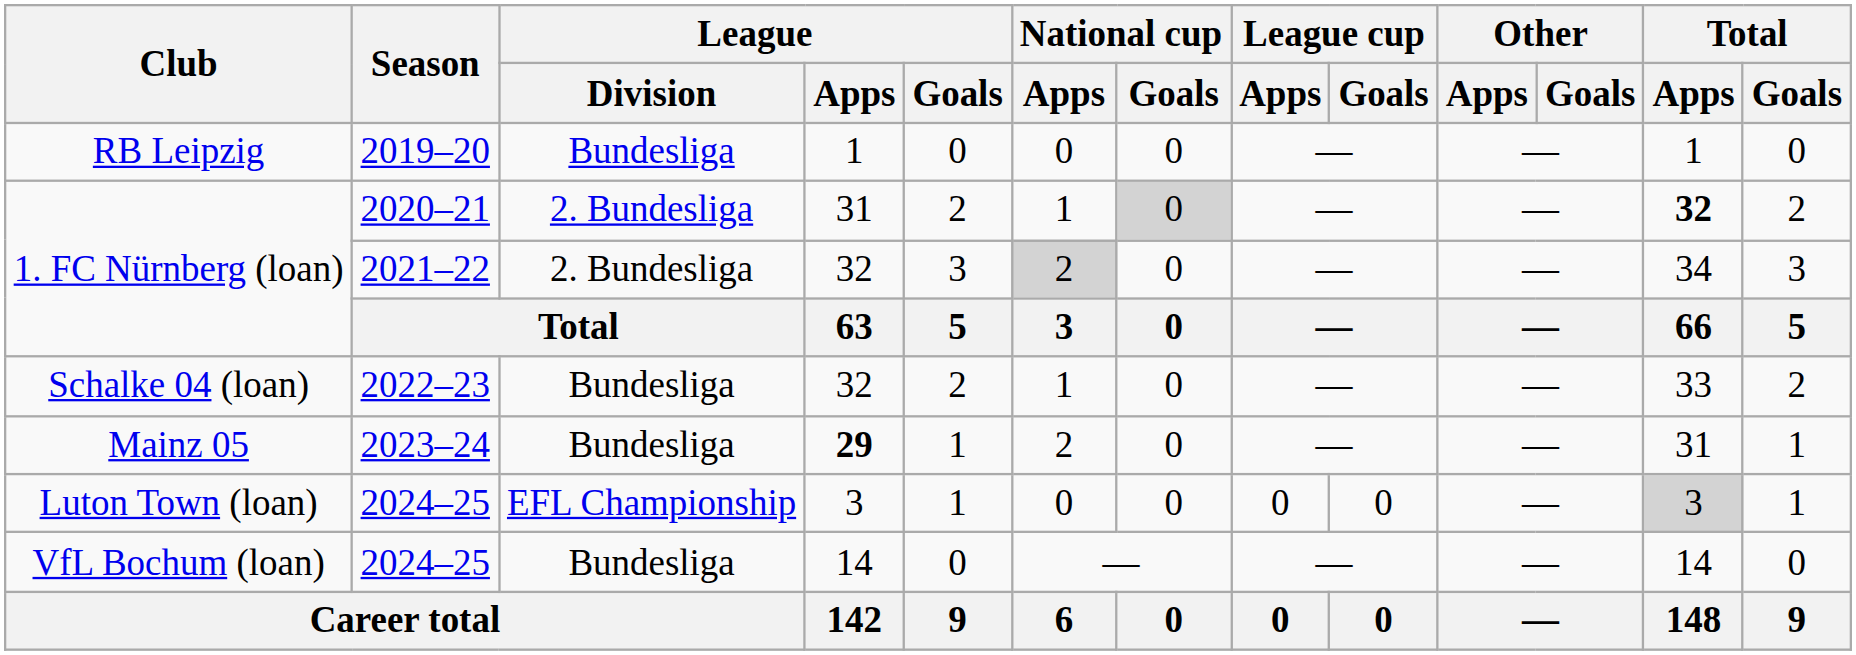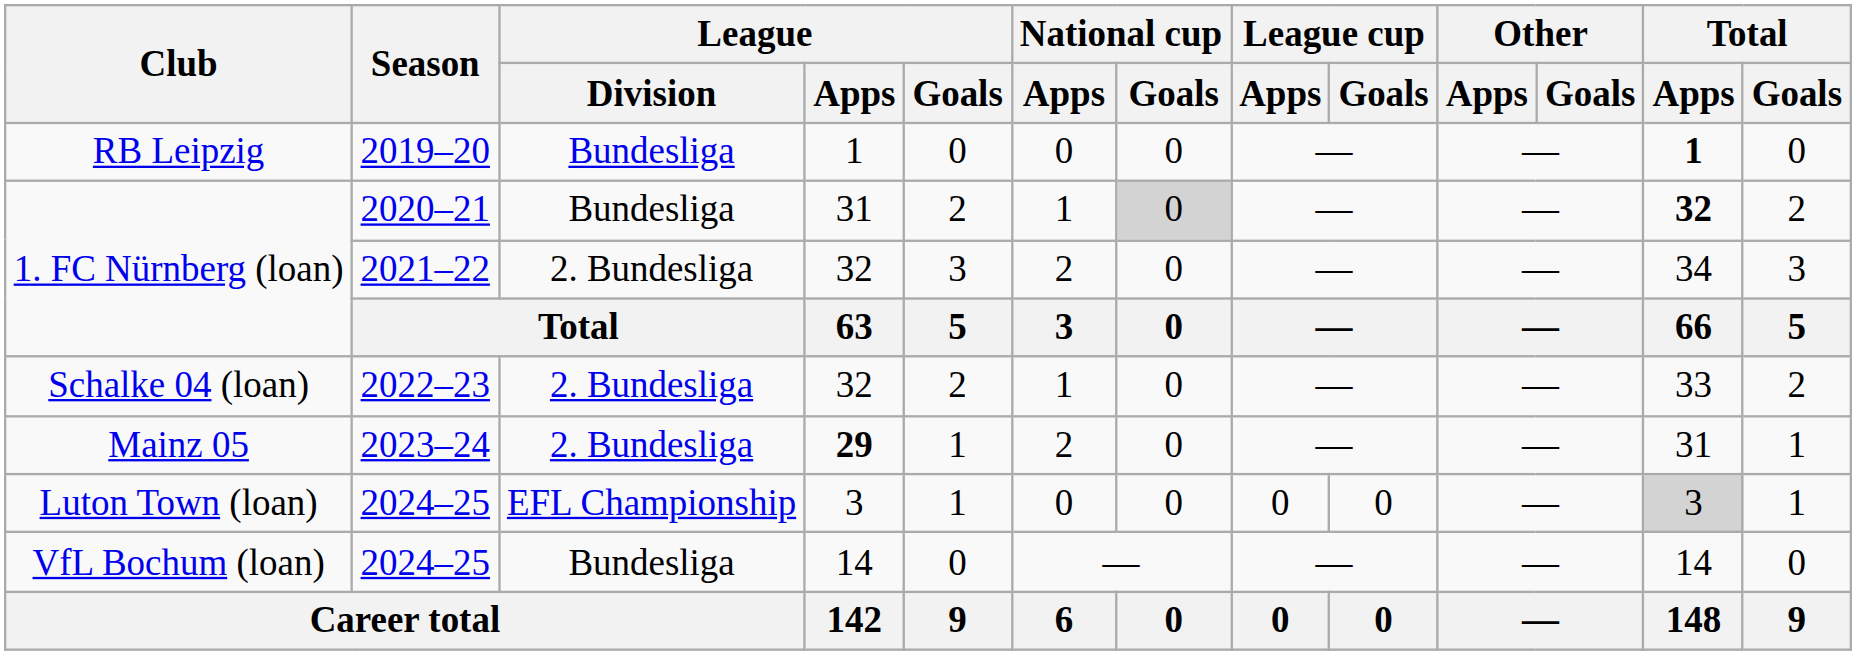(1694, 151) normal -> (1694, 151) bold
(652, 209) 2. Bundesliga -> (652, 209) Bundesliga
(1064, 268) lightgrey background -> (1064, 268) no background
(652, 385) Bundesliga -> (652, 385) 2. Bundesliga
(652, 444) Bundesliga -> (652, 444) 2. Bundesliga
